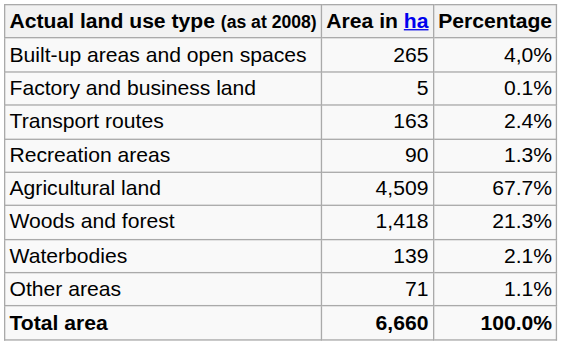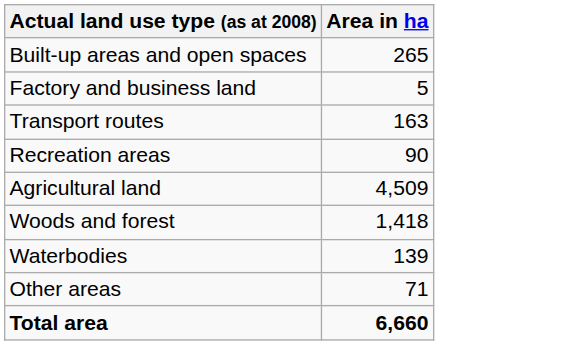- column: (495, 21)
